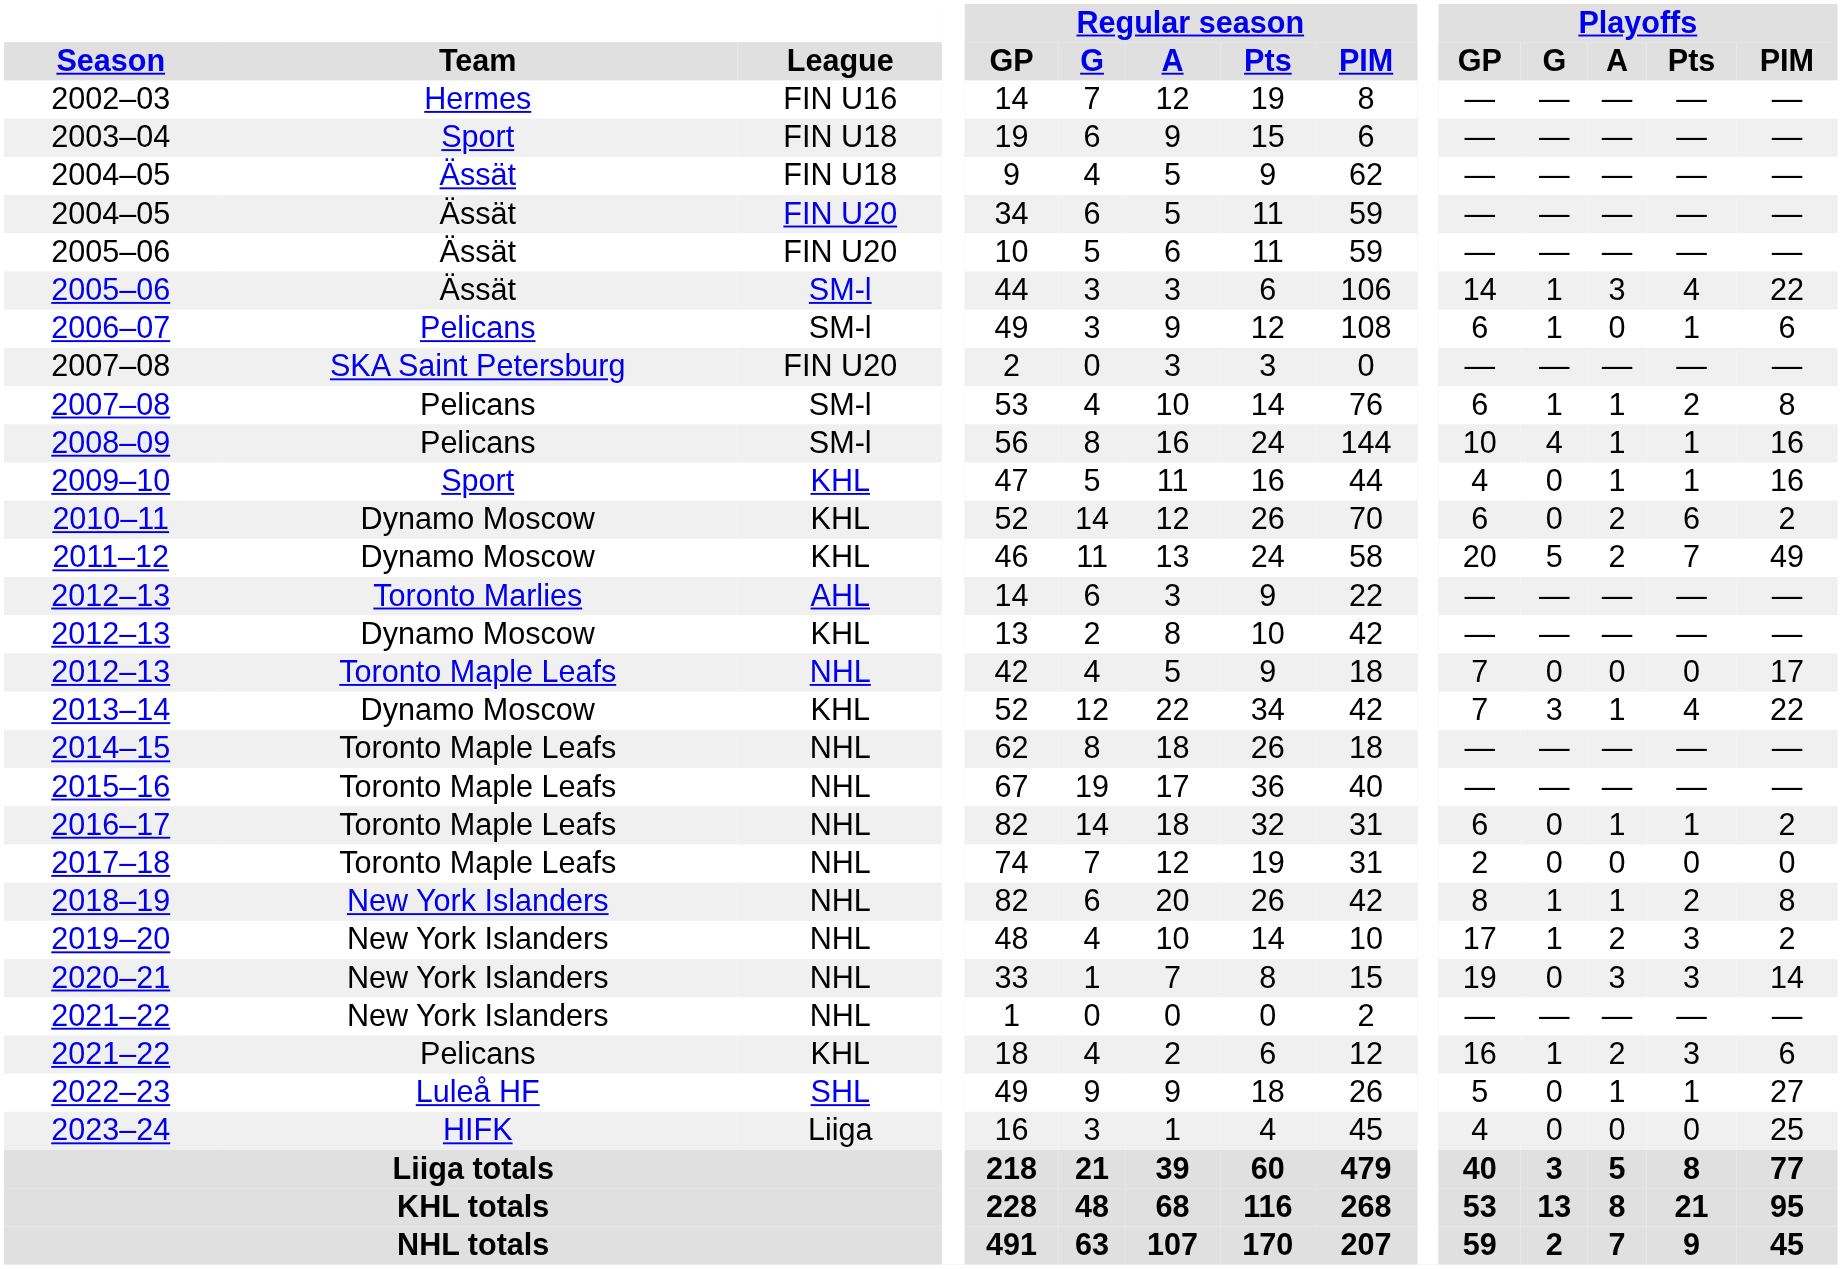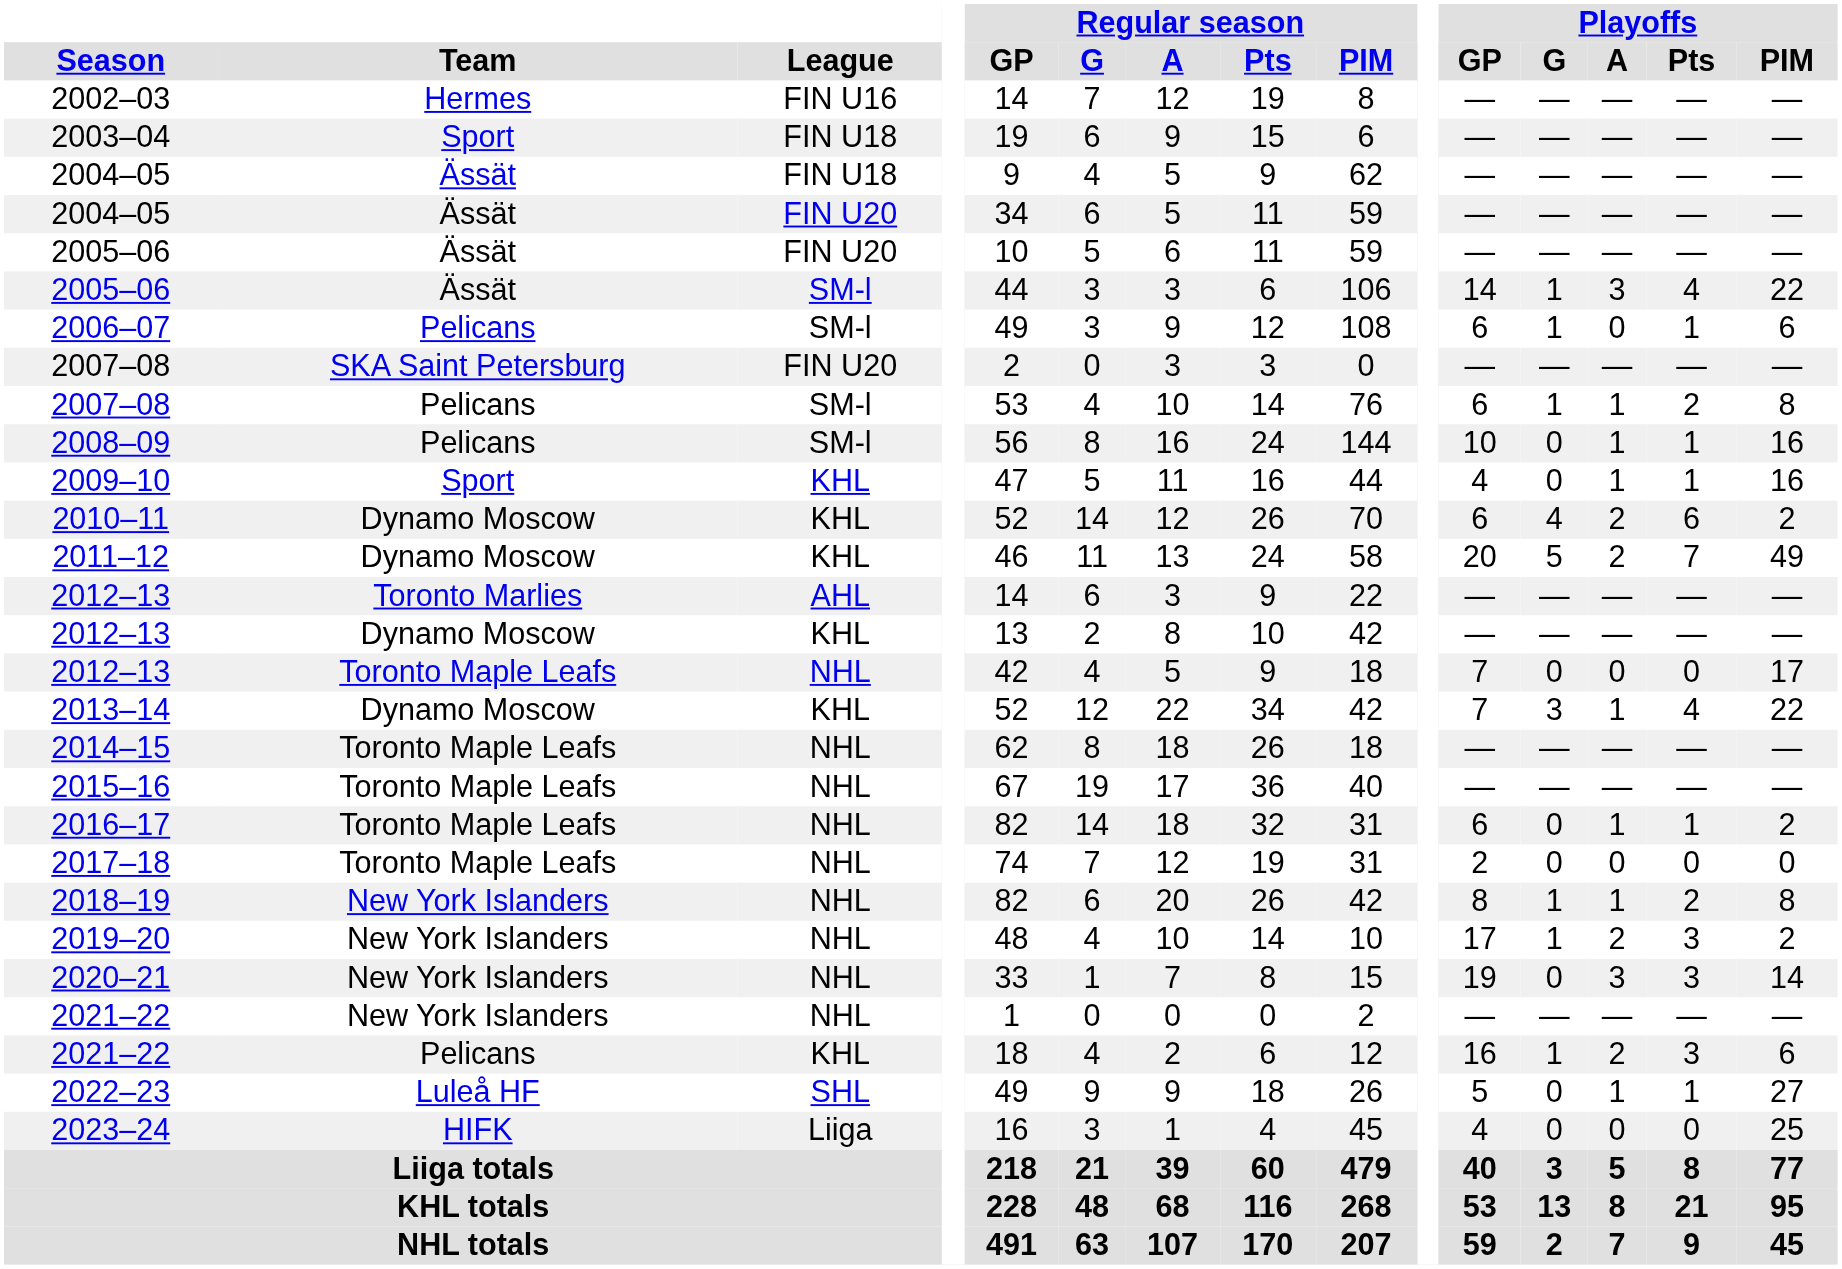(1554, 442) 4 -> (1554, 442) 0
(1554, 519) 0 -> (1554, 519) 4
